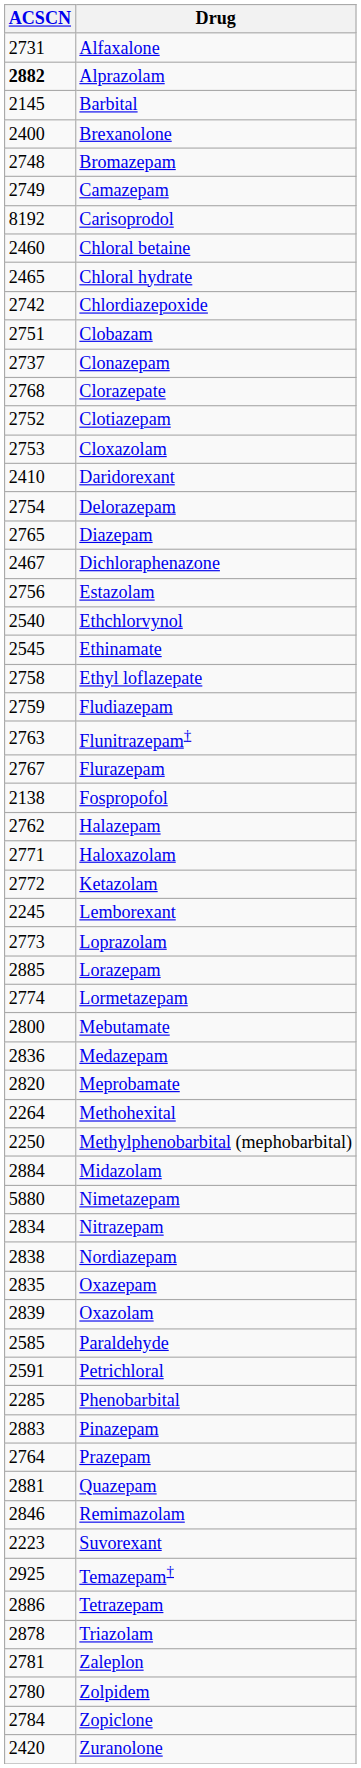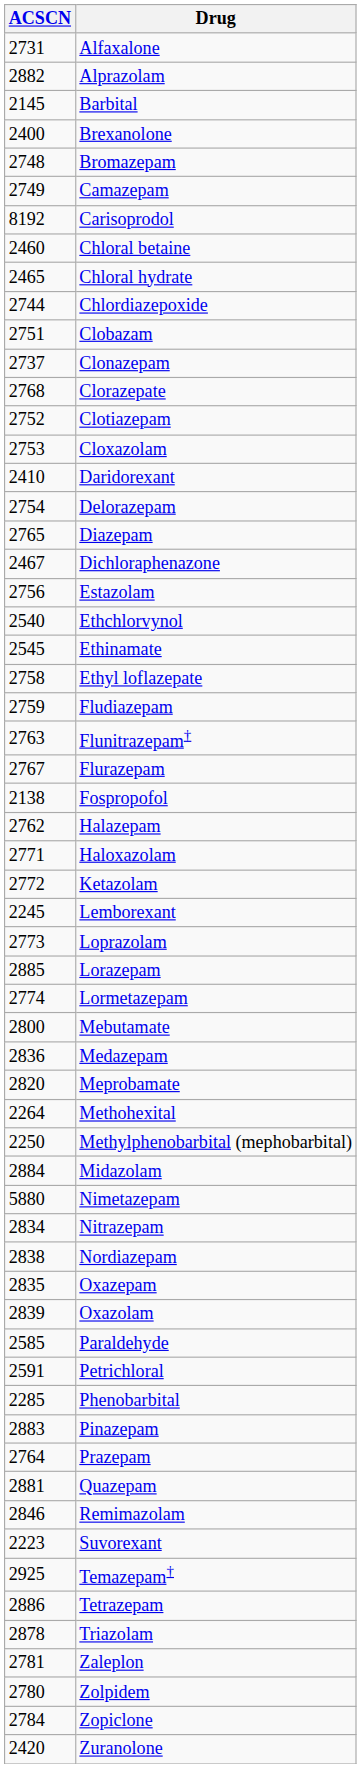(27, 76) bold -> (27, 76) normal
(27, 305) 2742 -> (27, 305) 2744
